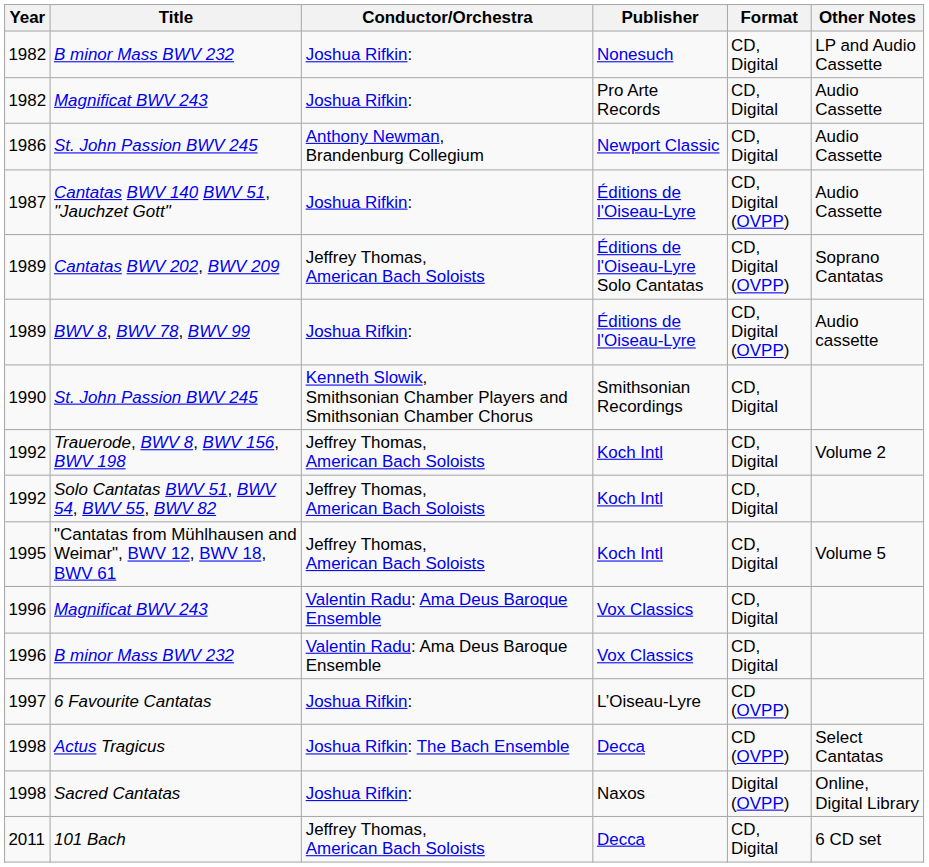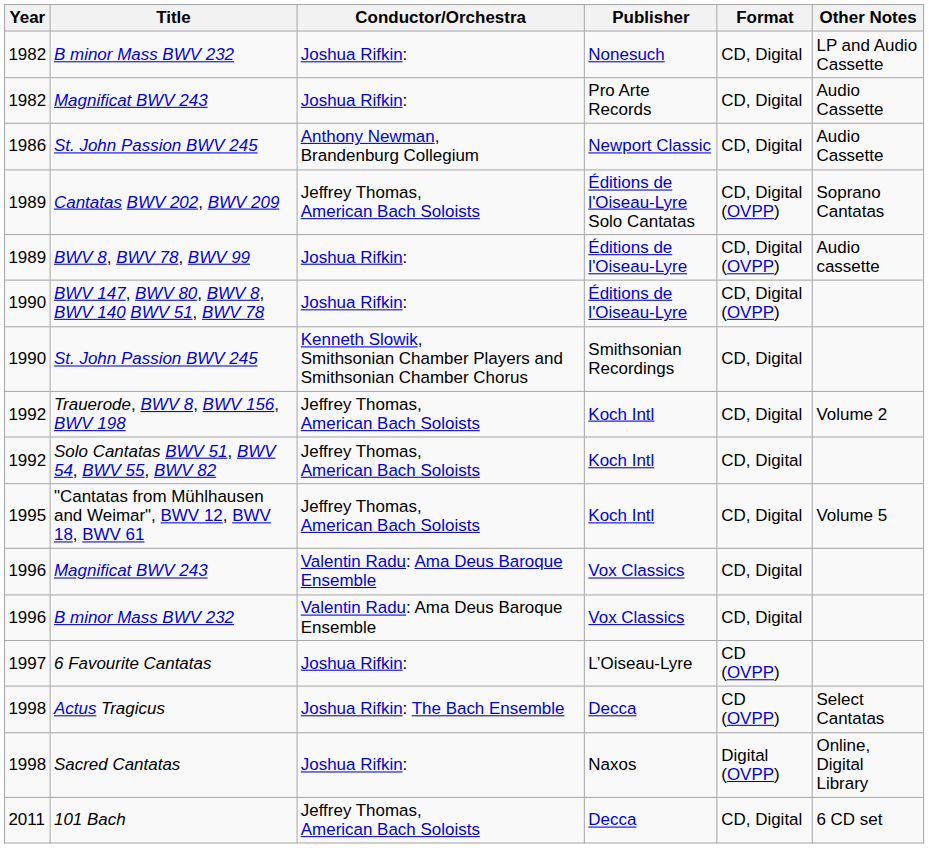- row: (27, 201)
+ row: (27, 303)
